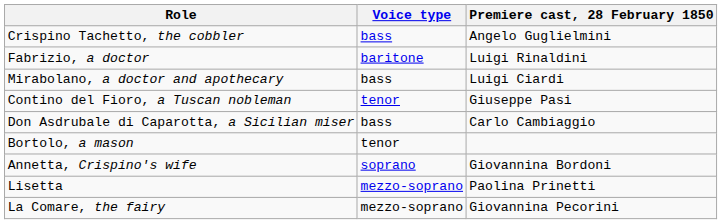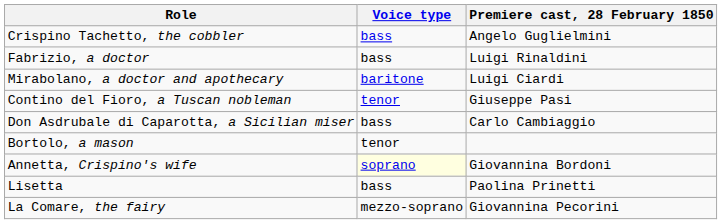(392, 58) baritone -> (376, 58) bass
(376, 79) bass -> (392, 79) baritone
(388, 165) no background -> (388, 165) lightyellow background
(412, 186) mezzo-soprano -> (376, 186) bass
